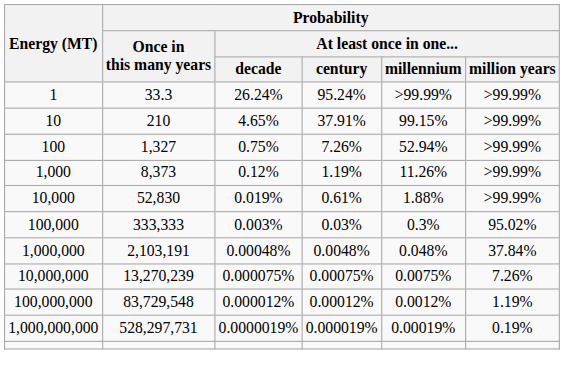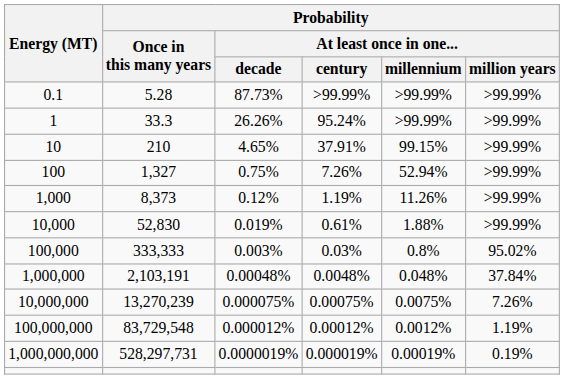+ row: (53, 95)
(258, 95) 26.24% -> (258, 121) 26.26%
(423, 224) 0.3% -> (423, 250) 0.8%
